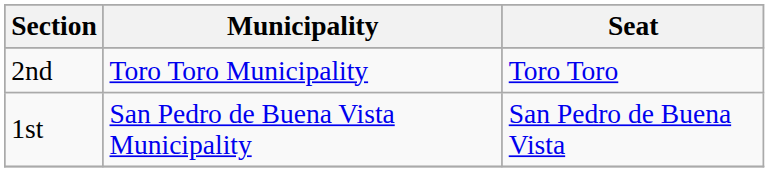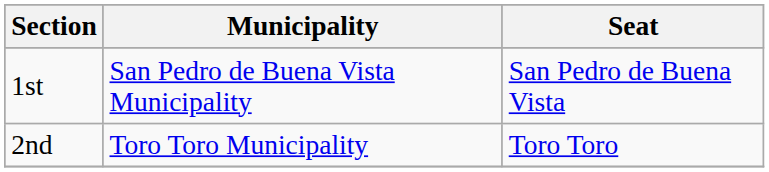rows swapped: (27, 129) <-> (32, 69)
